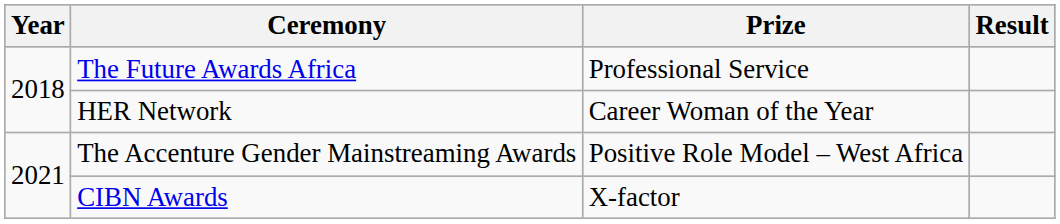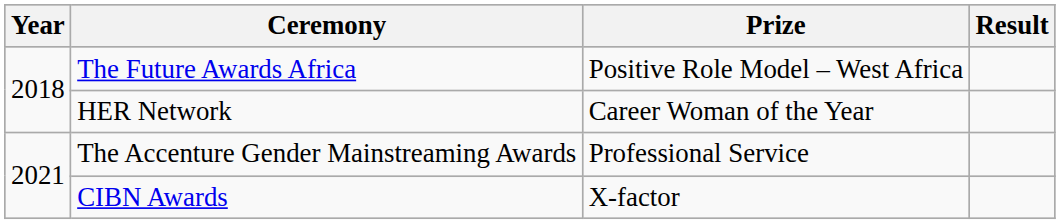(699, 68) Professional Service -> (776, 68) Positive Role Model – West Africa
(776, 153) Positive Role Model – West Africa -> (699, 153) Professional Service
